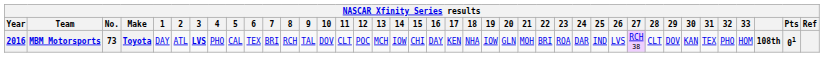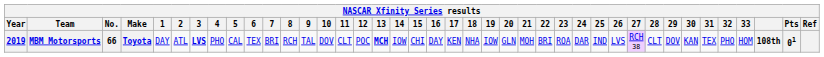(16, 41) 2016 -> (16, 41) 2019
(112, 41) 73 -> (112, 41) 66
(381, 41) normal -> (381, 41) bold
